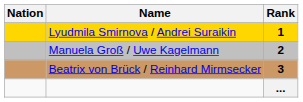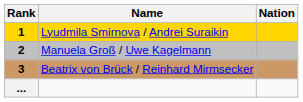columns swapped: (281, 13) <-> (25, 13)
